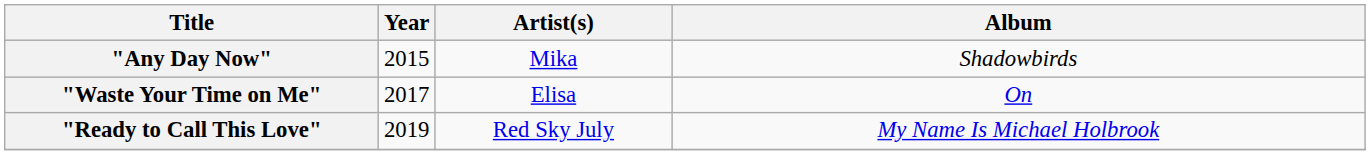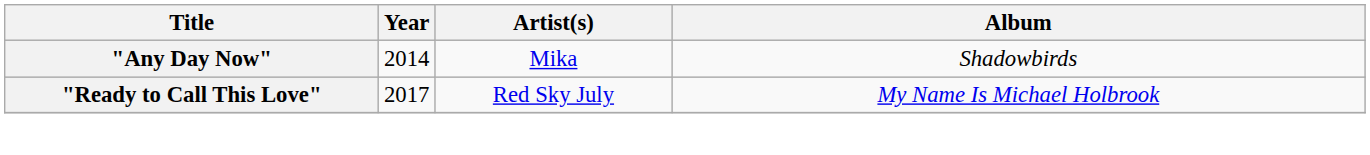(407, 58) 2015 -> (407, 58) 2014
- row: (192, 94)
(407, 130) 2019 -> (407, 94) 2017
